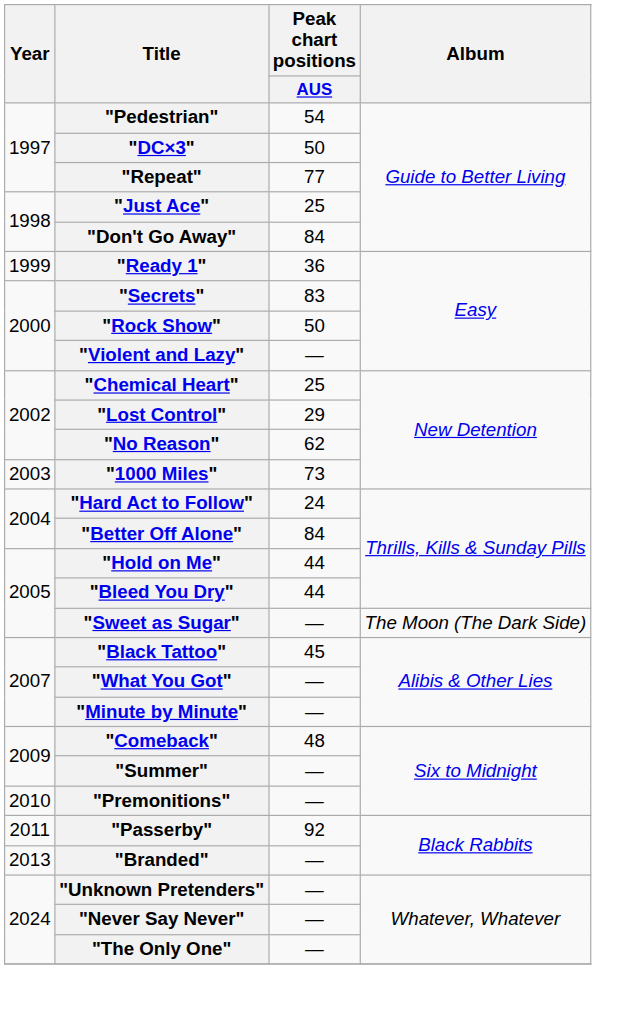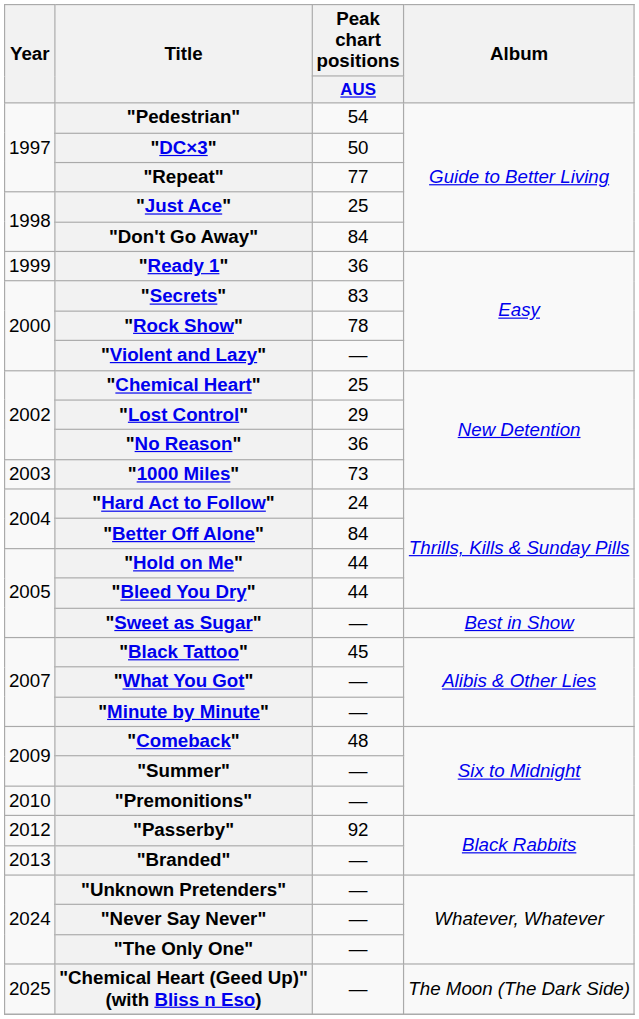(314, 325) 50 -> (358, 325) 78
(314, 444) 62 -> (358, 444) 36
(475, 622) The Moon (The Dark Side) -> (519, 622) Best in Show
(30, 830) 2011 -> (30, 830) 2012
+ row: (184, 989)
